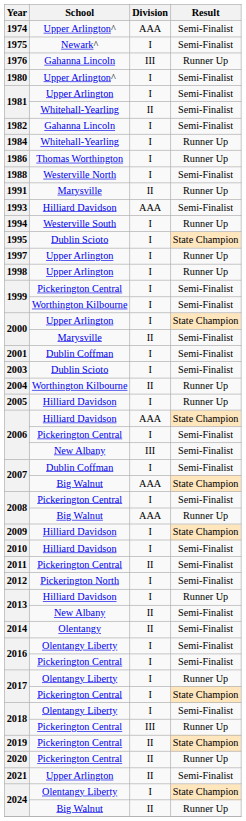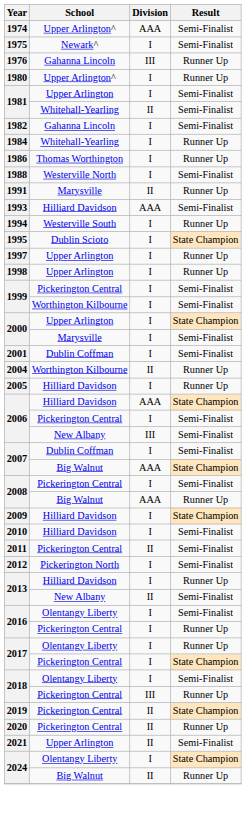(206, 77) Semi-Finalist -> (206, 77) Runner Up
(150, 337) II -> (150, 337) I
- row: (17, 369)
- row: (17, 629)
(206, 662) Semi-Finalist -> (206, 629) Runner Up
